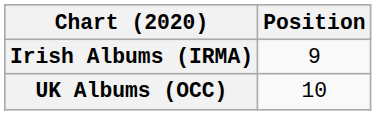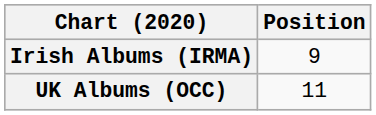(314, 92) 10 -> (314, 92) 11
